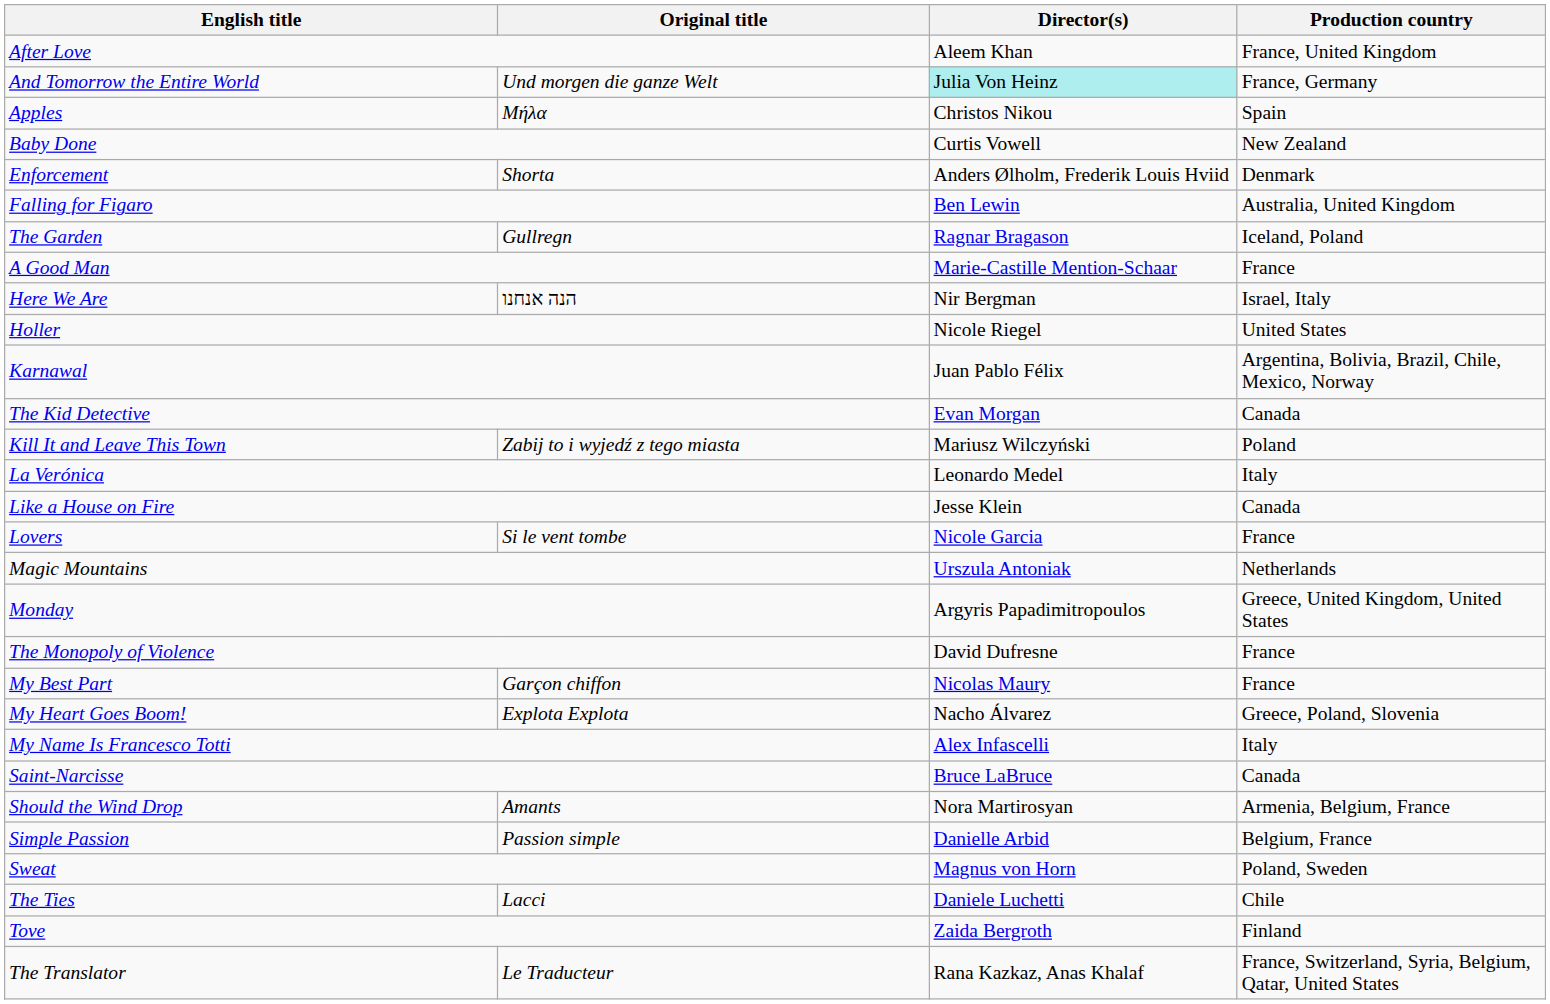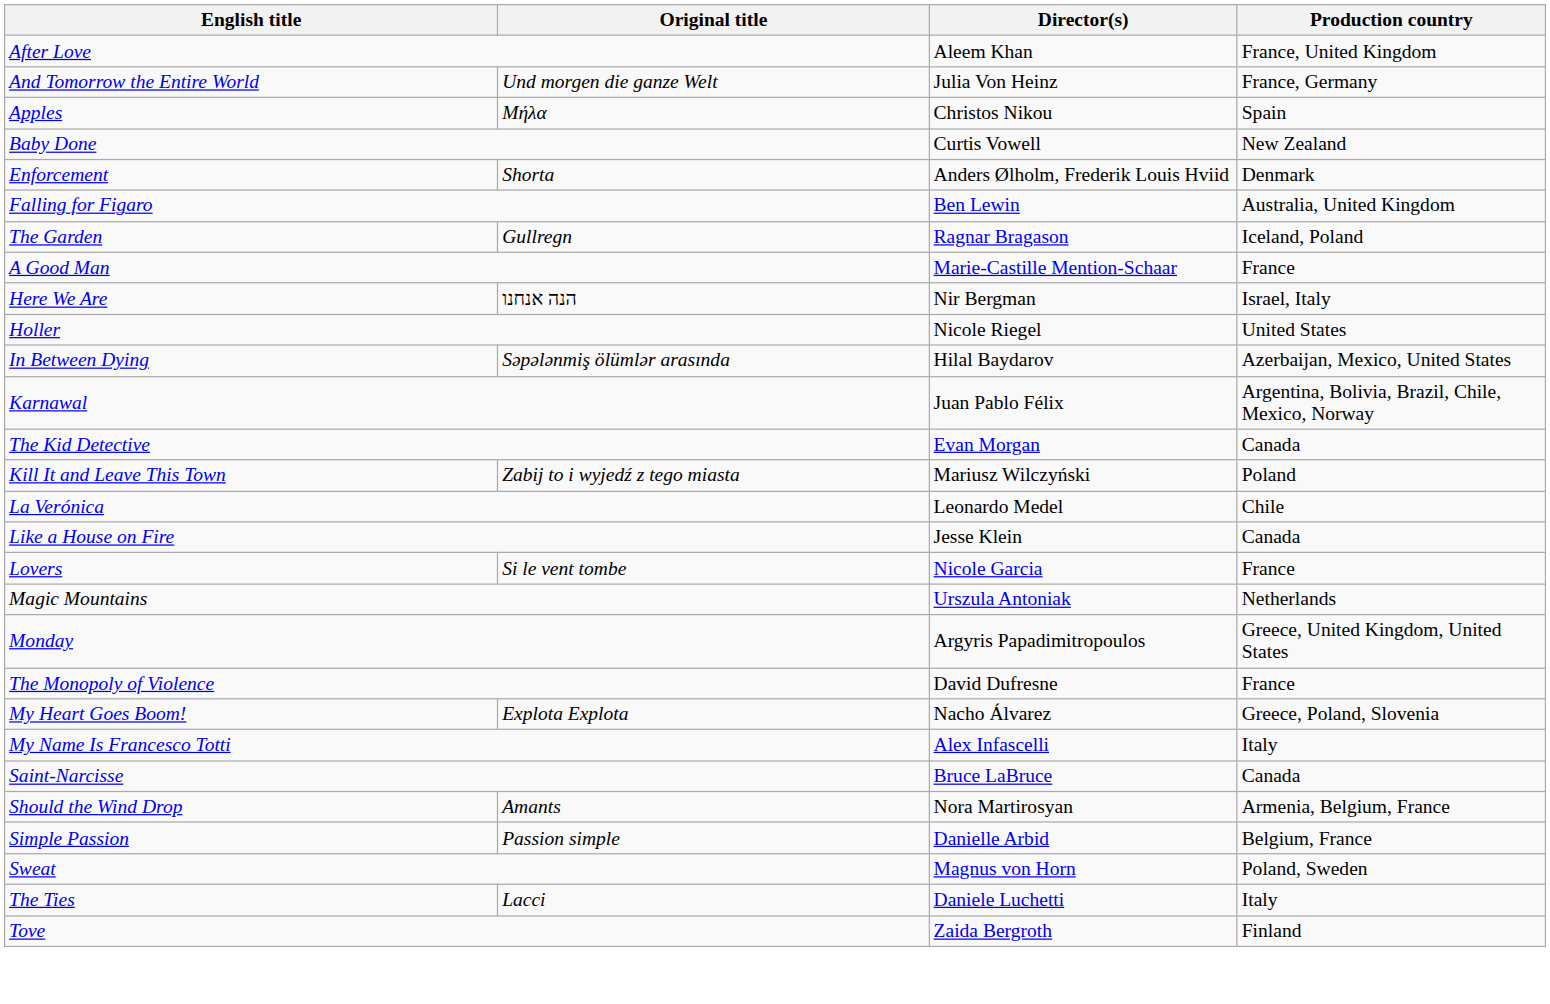(996, 81) paleturquoise background -> (996, 81) no background
+ row: (79, 360)
(1260, 475) Italy -> (1263, 506) Chile
- row: (61, 683)
(1263, 899) Chile -> (1260, 899) Italy
- row: (67, 972)
